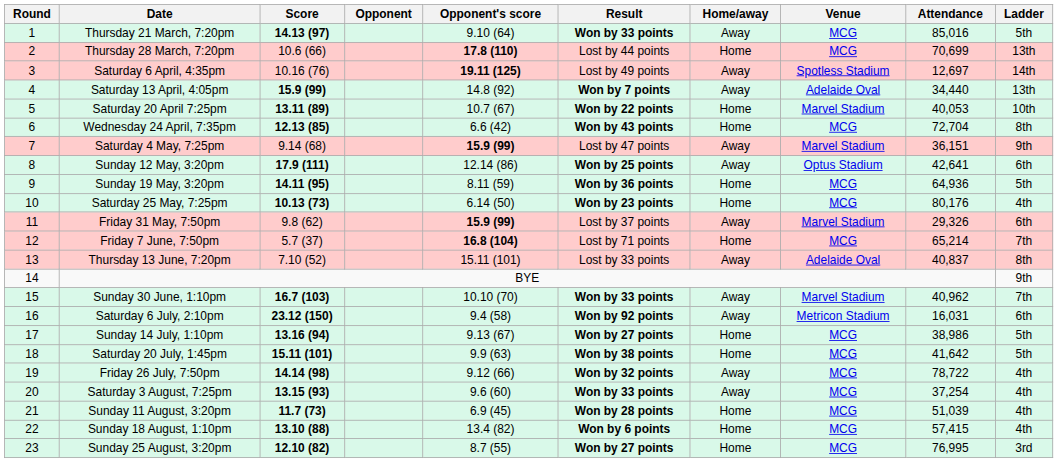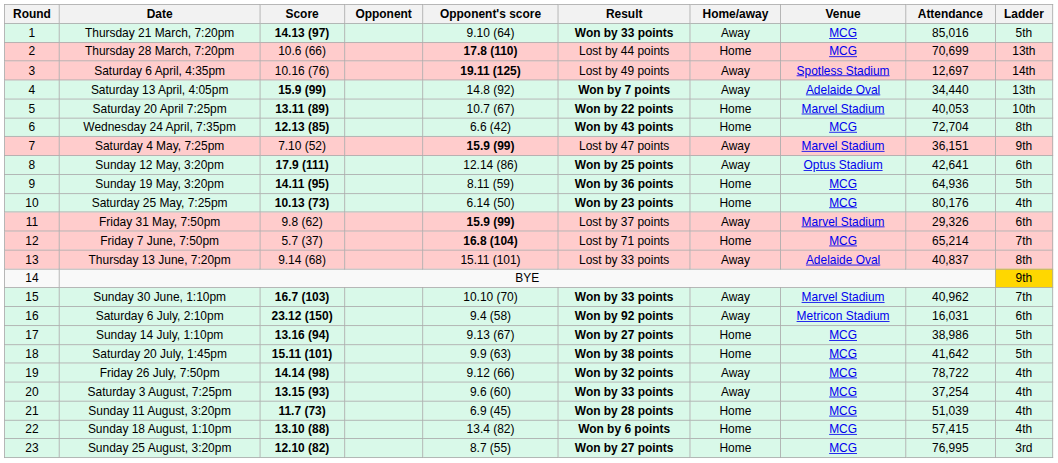(302, 146) 9.14 (68) -> (302, 146) 7.10 (52)
(302, 260) 7.10 (52) -> (302, 260) 9.14 (68)
(1024, 279) no background -> (1024, 279) gold background
